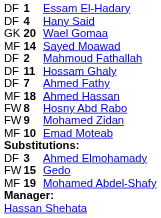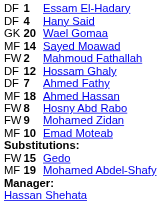(11, 58) DF -> (13, 58) FW
(29, 71) 11 -> (30, 71) 12
- row: (95, 158)
